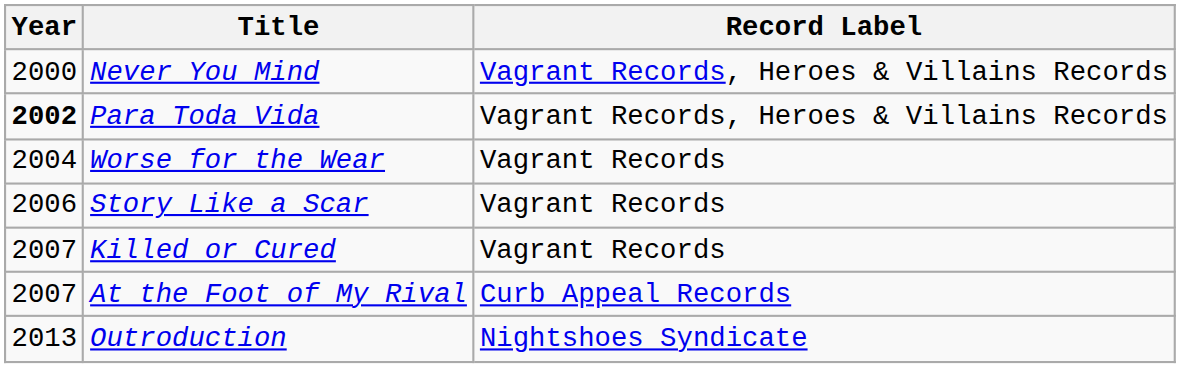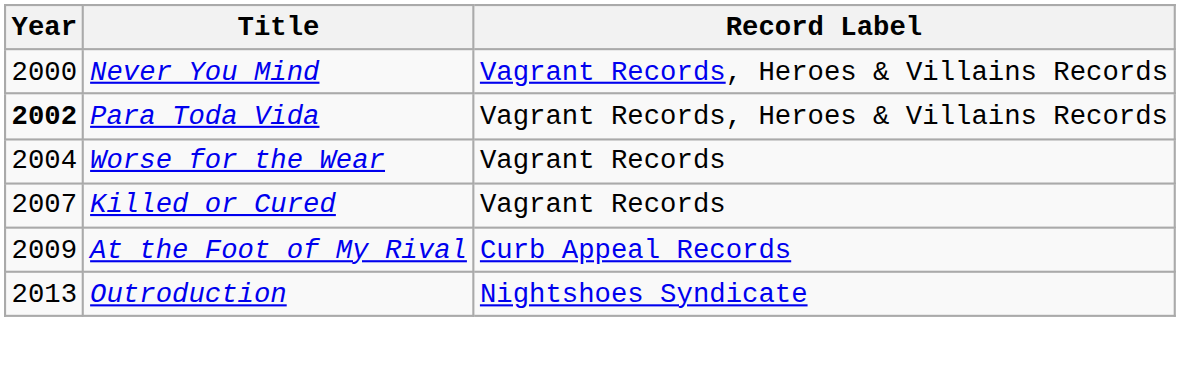- row: (229, 205)
(44, 294) 2007 -> (44, 250) 2009
